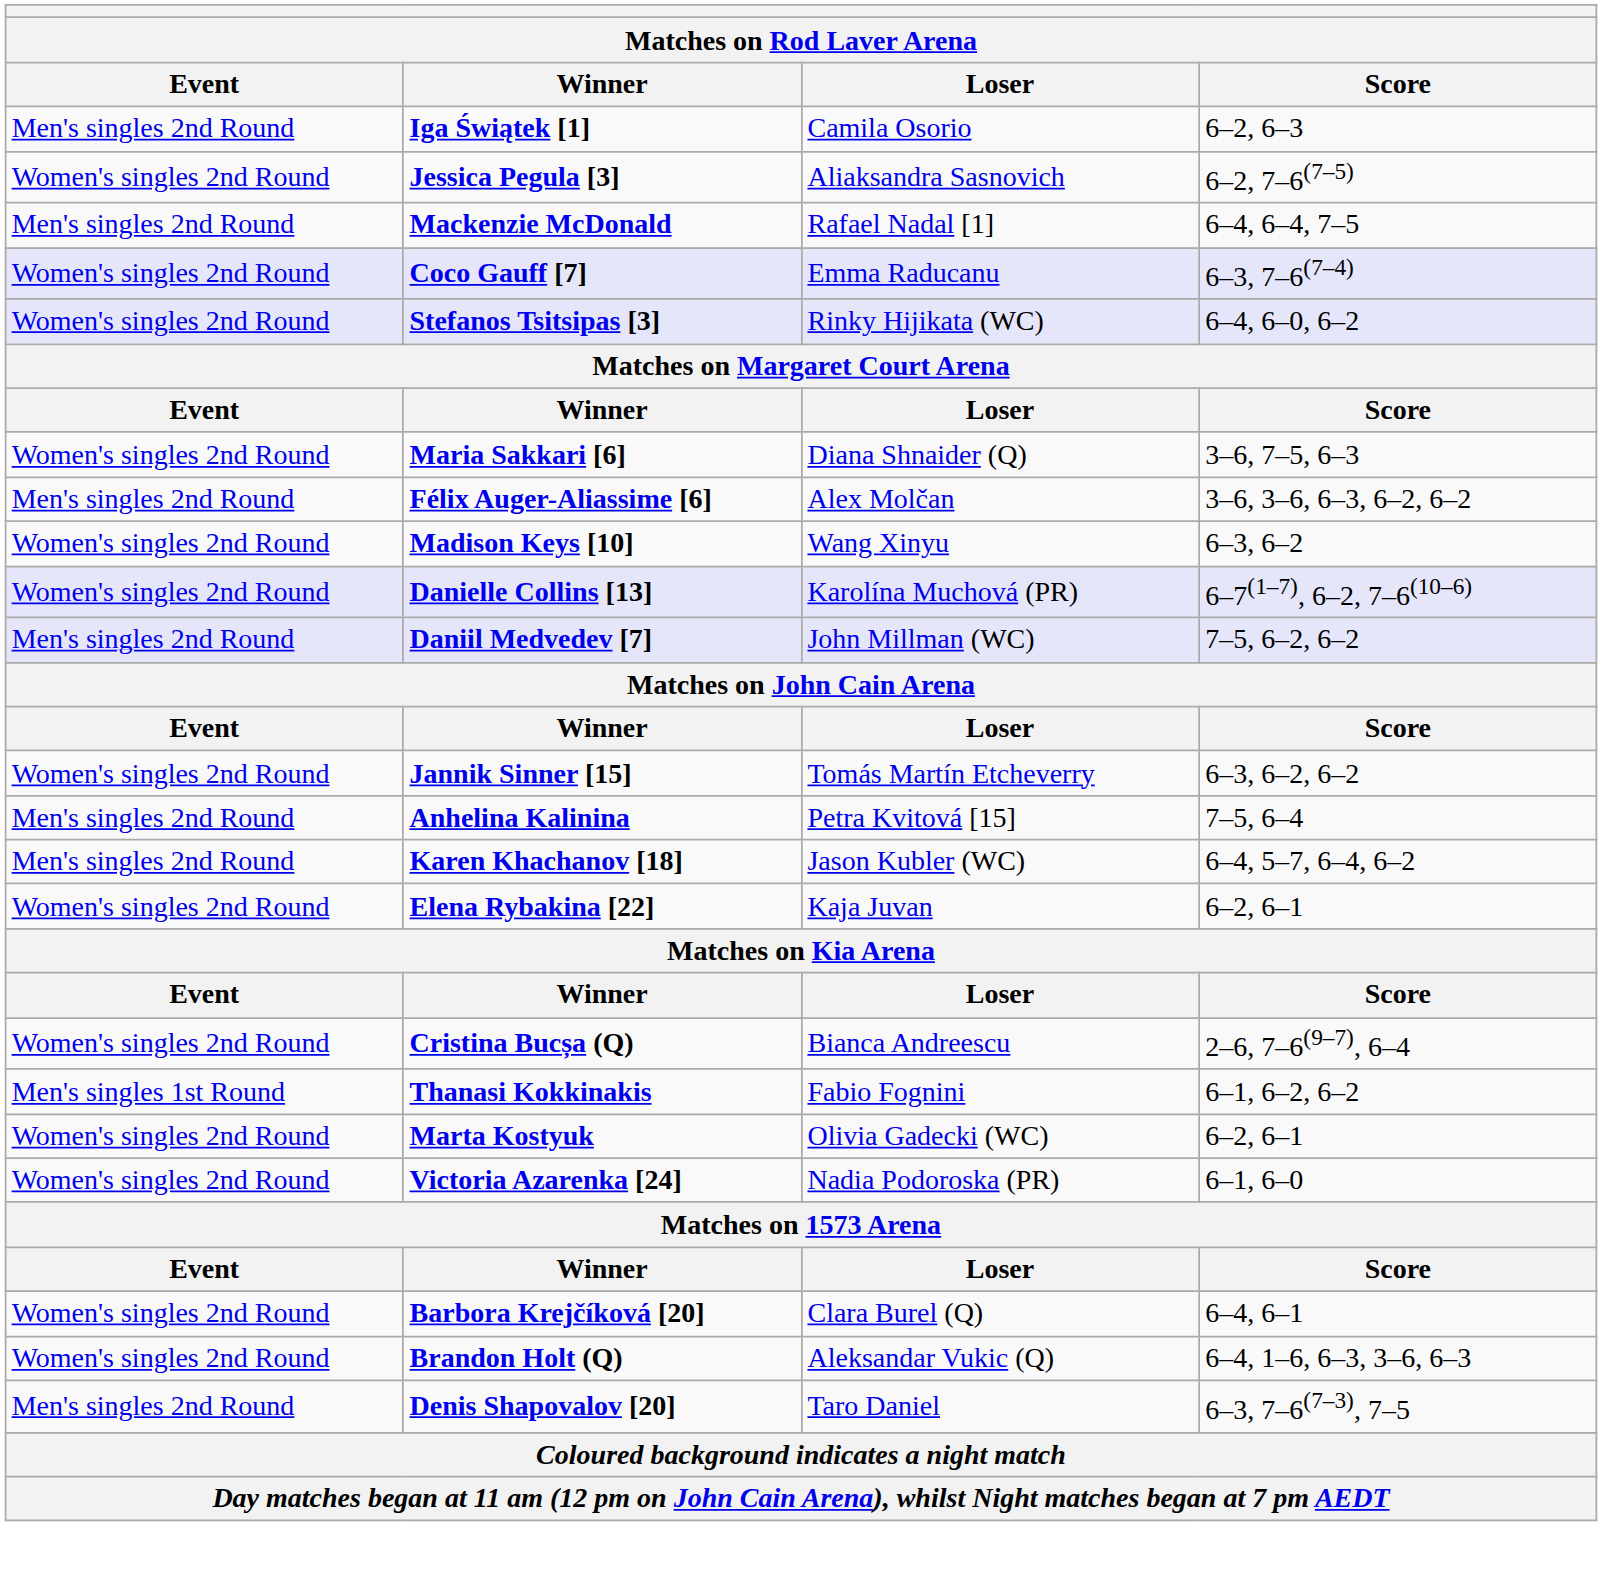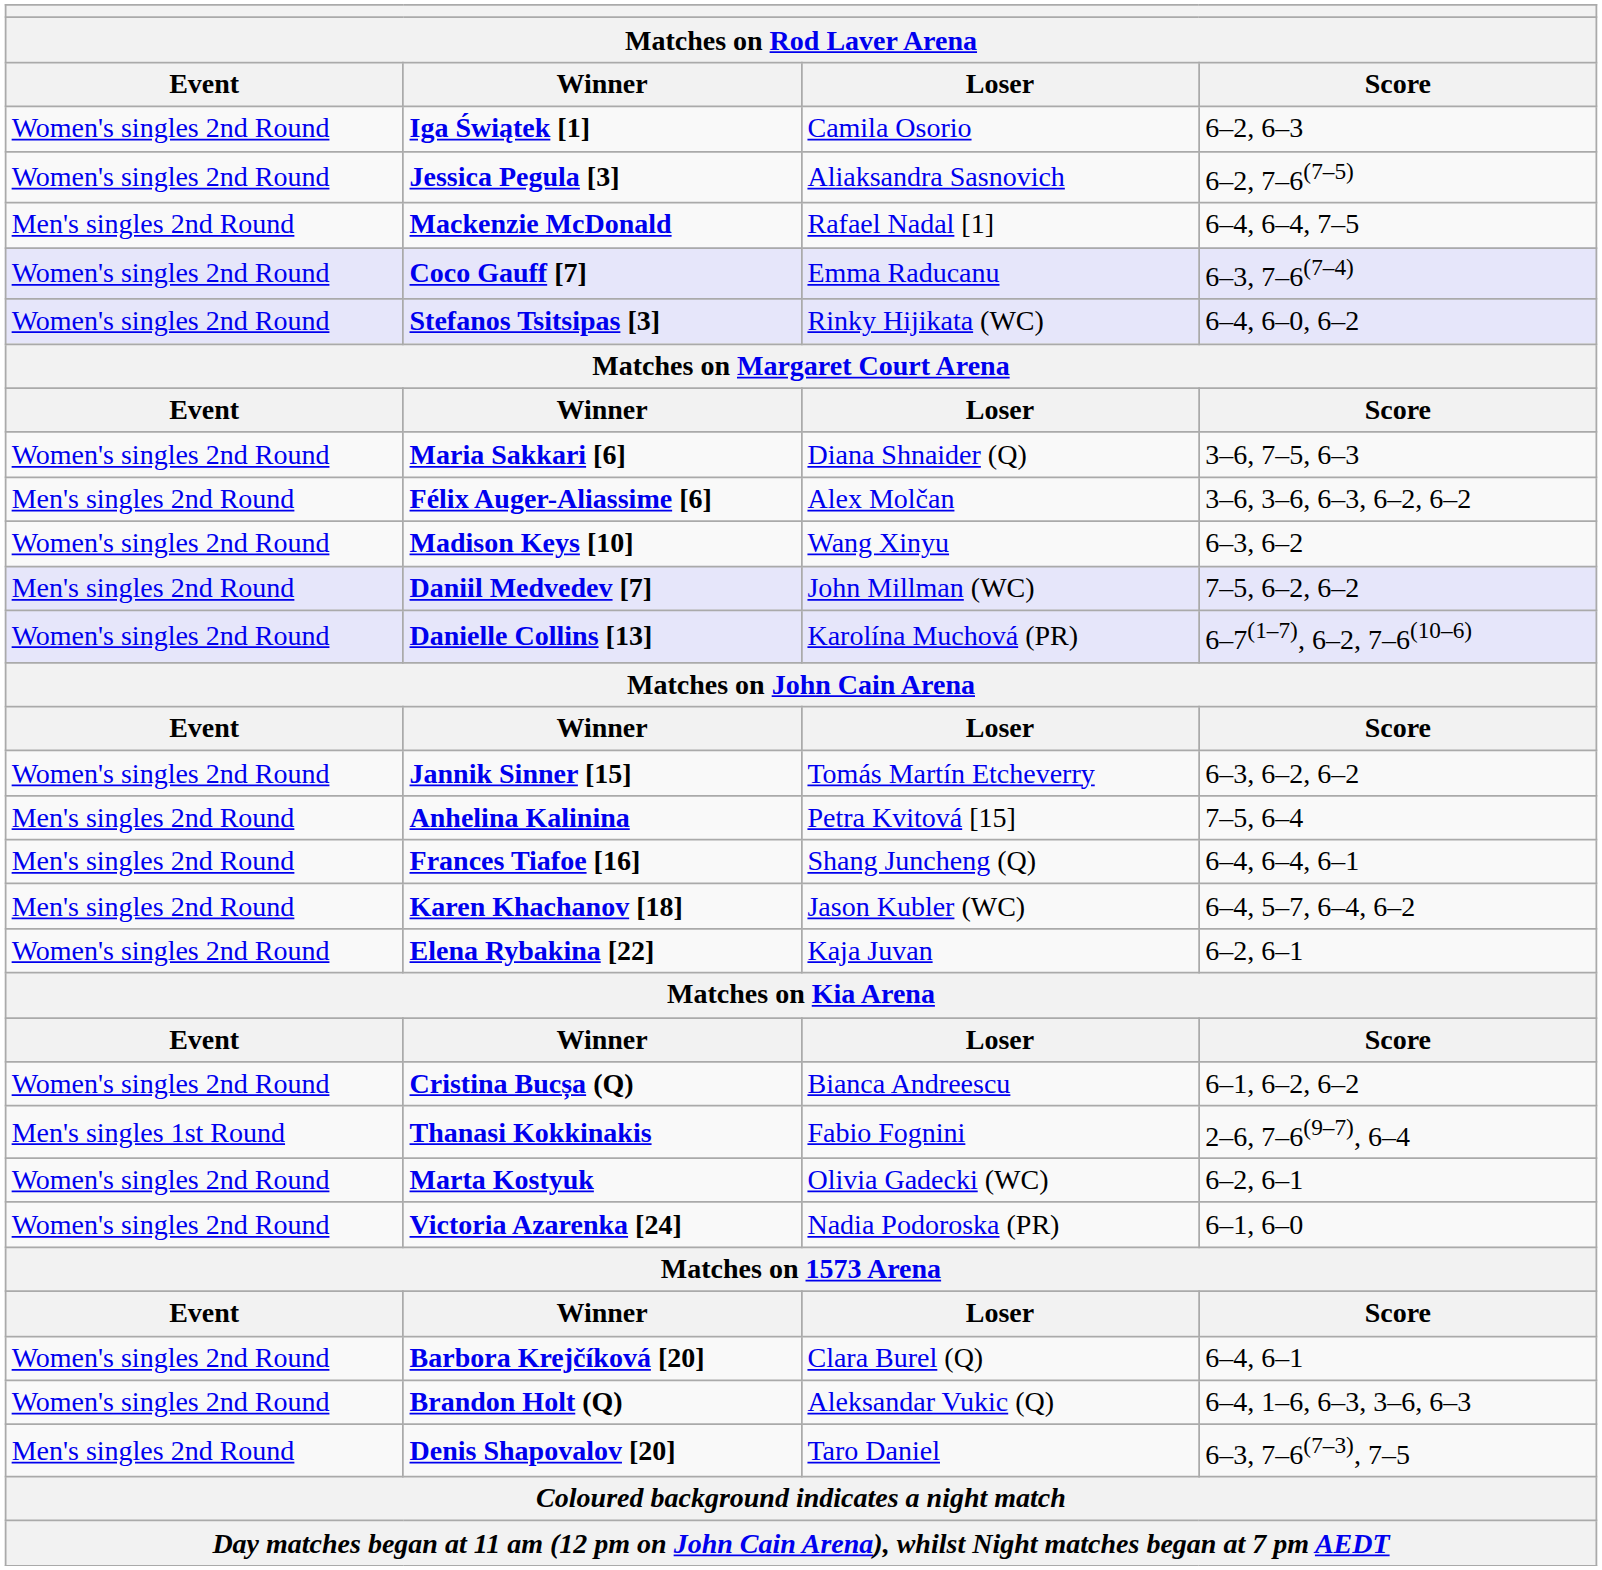(153, 128) Men's singles 2nd Round -> (171, 128) Women's singles 2nd Round
rows swapped: (531, 639) <-> (531, 591)
+ row: (525, 861)
(1308, 1043) 2–6, 7–6(9–7), 6–4 -> (1282, 1083) 6–1, 6–2, 6–2
(1282, 1091) 6–1, 6–2, 6–2 -> (1308, 1131) 2–6, 7–6(9–7), 6–4
